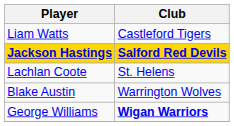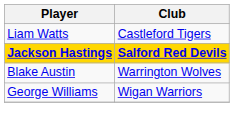- row: (47, 72)
(163, 111) bold -> (160, 92) normal
